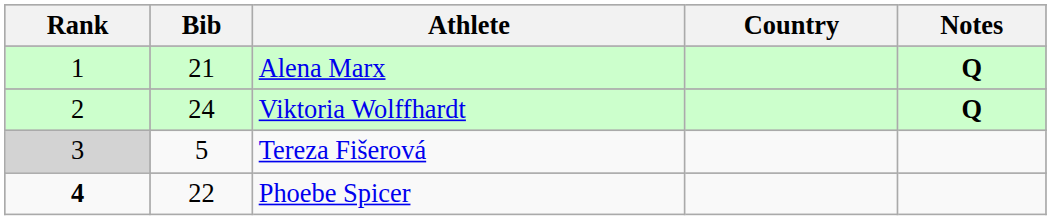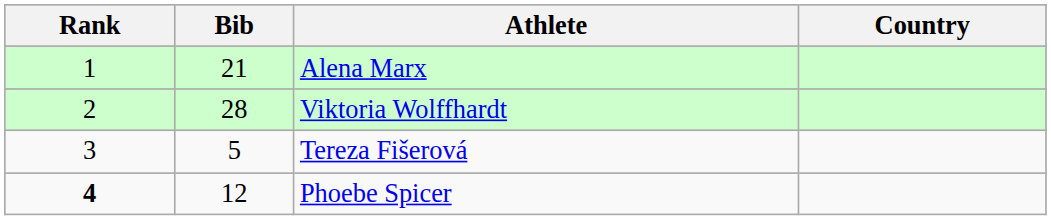- column: (972, 25)
(202, 109) 24 -> (234, 109) 28
(78, 151) lightgrey background -> (90, 151) no background
(202, 192) 22 -> (234, 192) 12
